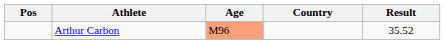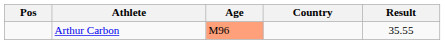(401, 30) 35.52 -> (401, 30) 35.55
